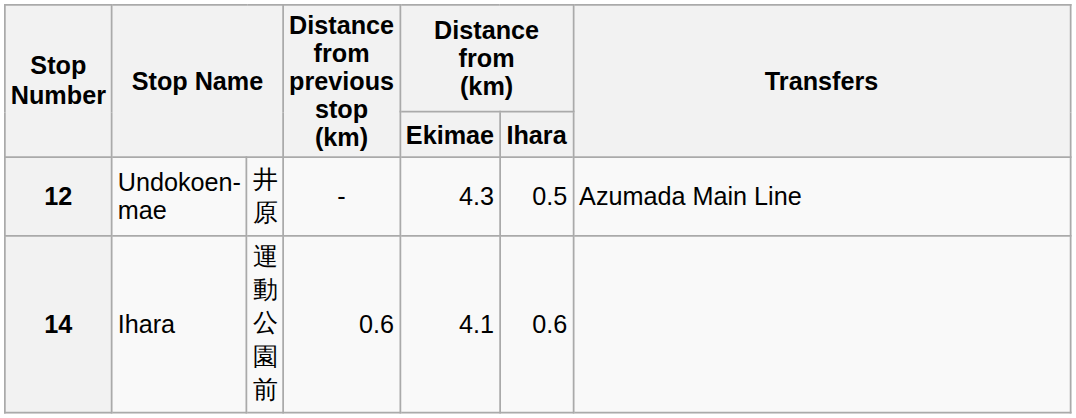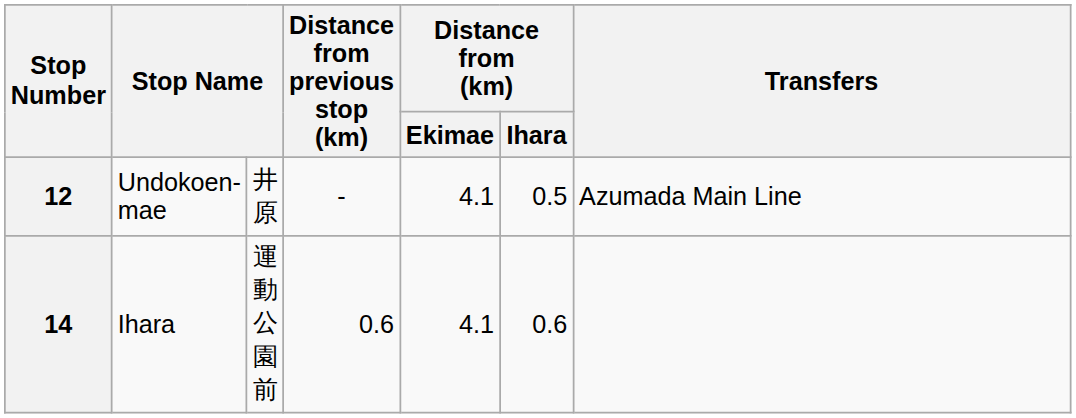(477, 196) 4.3 -> (477, 196) 4.1
